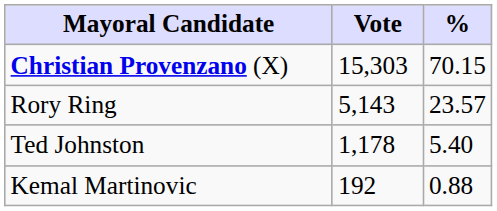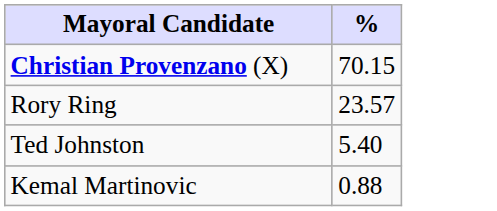- column: (378, 24)
